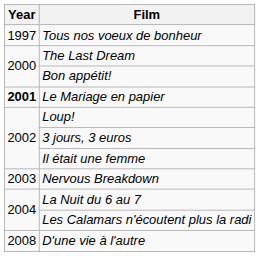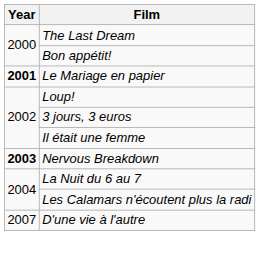- row: (122, 35)
(22, 179) normal -> (22, 158) bold
(22, 240) 2008 -> (22, 220) 2007
